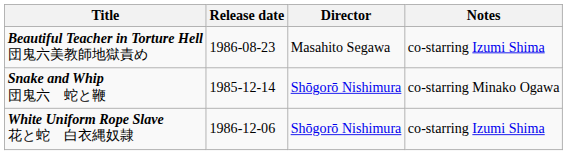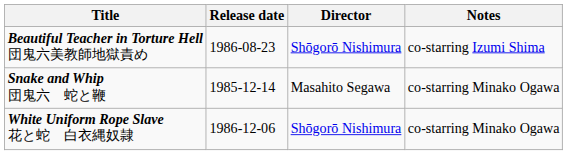(341, 47) Masahito Segawa -> (346, 47) Shōgorō Nishimura
(346, 88) Shōgorō Nishimura -> (341, 88) Masahito Segawa
(476, 128) co-starring Izumi Shima -> (484, 128) co-starring Minako Ogawa
